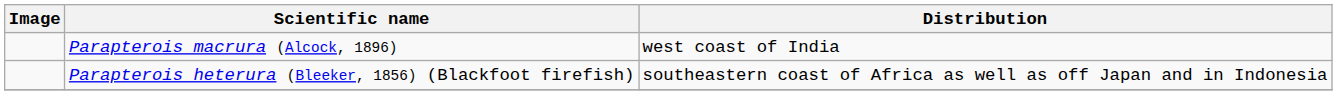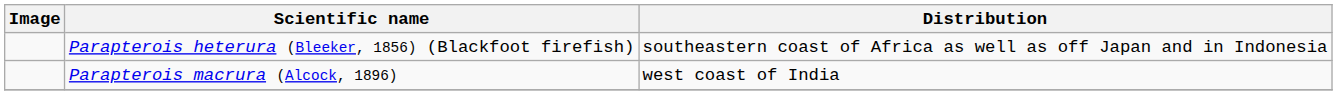rows swapped: (352, 75) <-> (233, 47)
